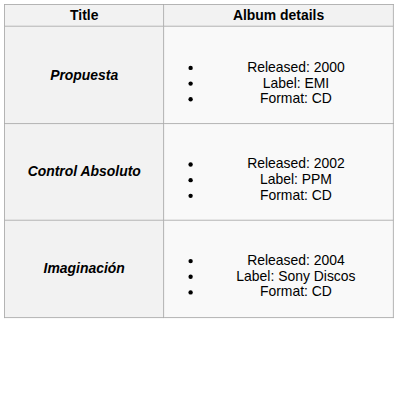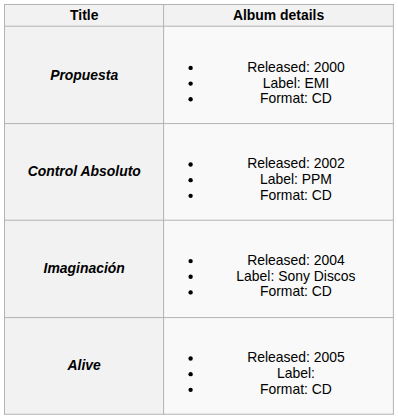+ row: (84, 365)
